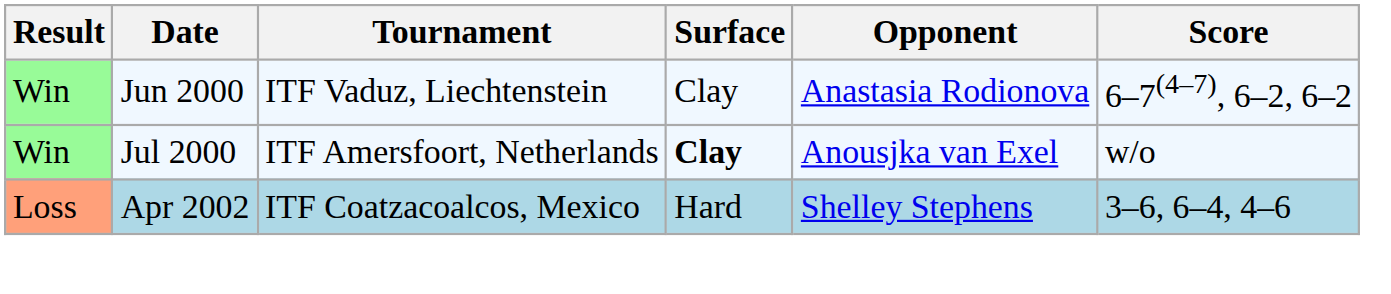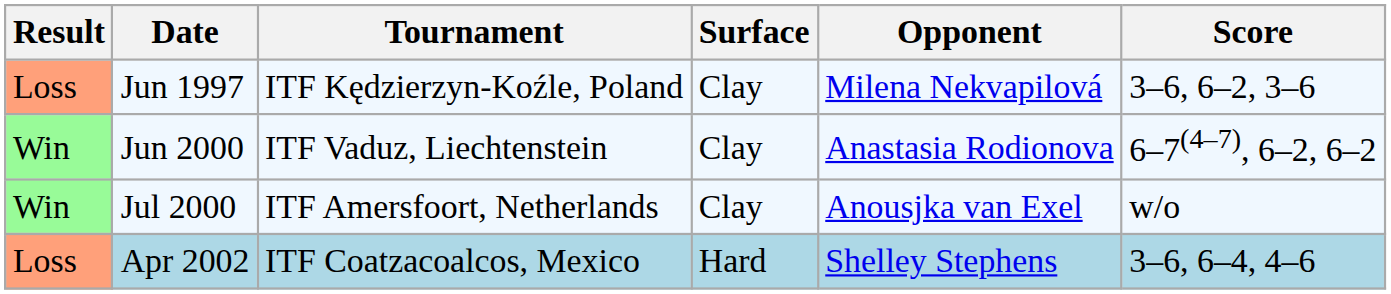+ row: (182, 86)
(708, 150) bold -> (731, 205) normal
